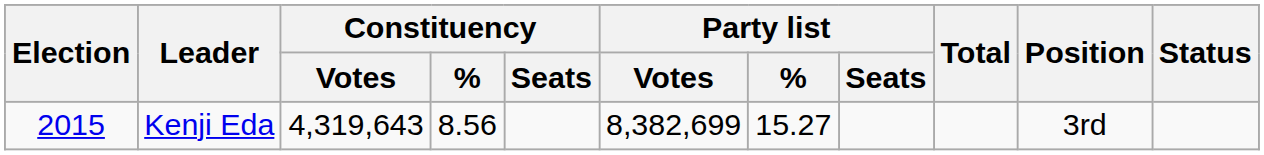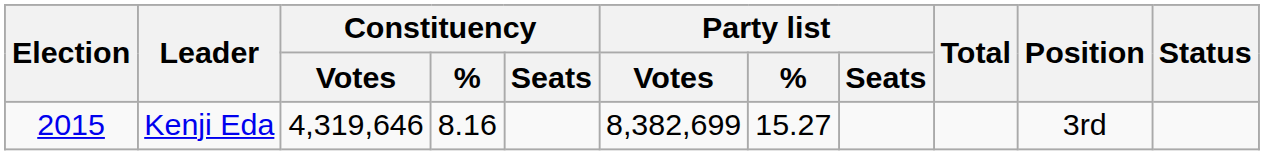(356, 125) 4,319,643 -> (356, 125) 4,319,646
(467, 125) 8.56 -> (467, 125) 8.16
